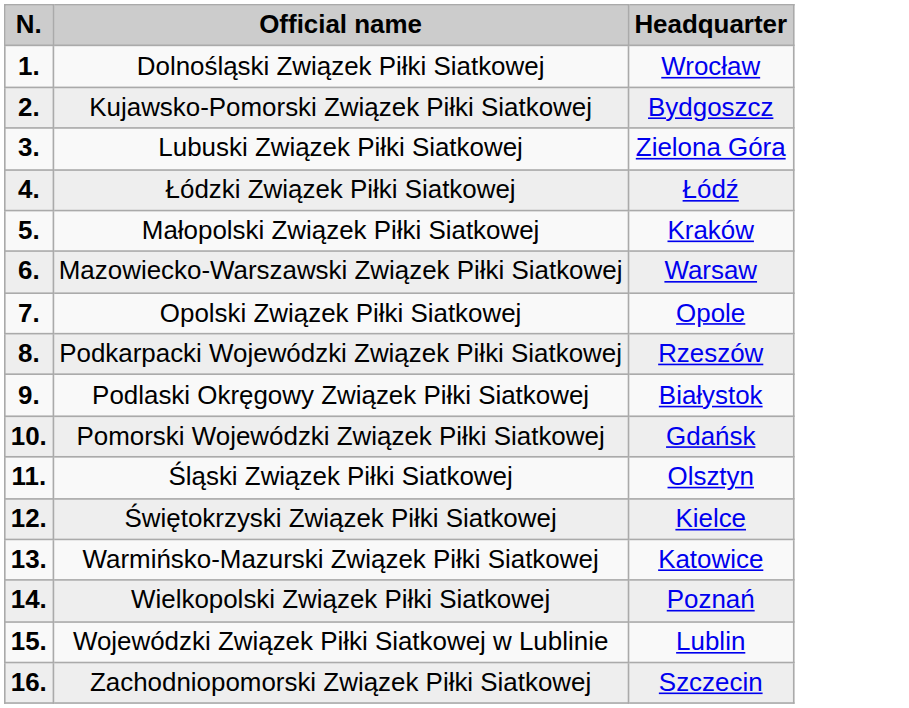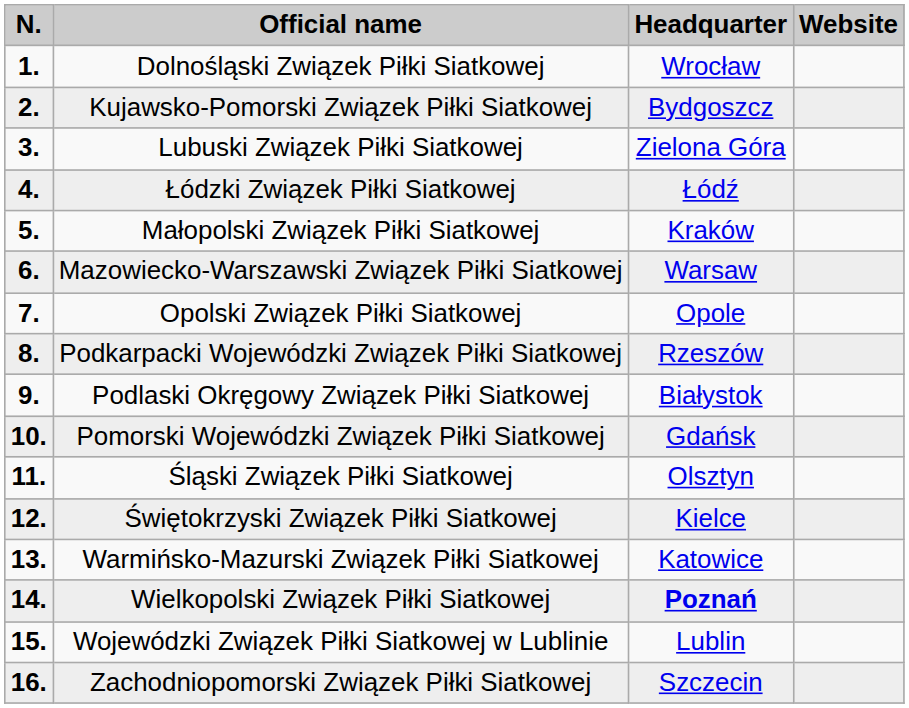+ column: (848, 25)
(711, 600) normal -> (711, 600) bold
